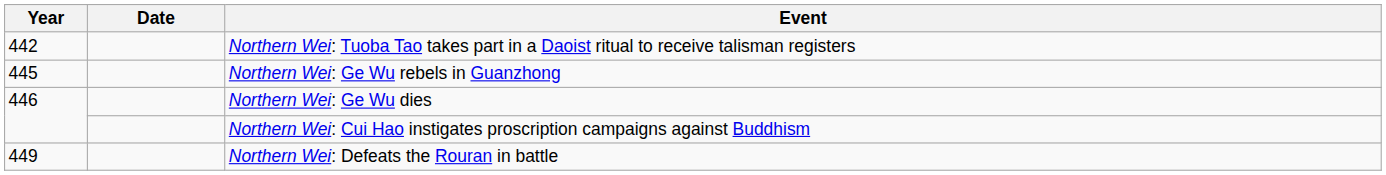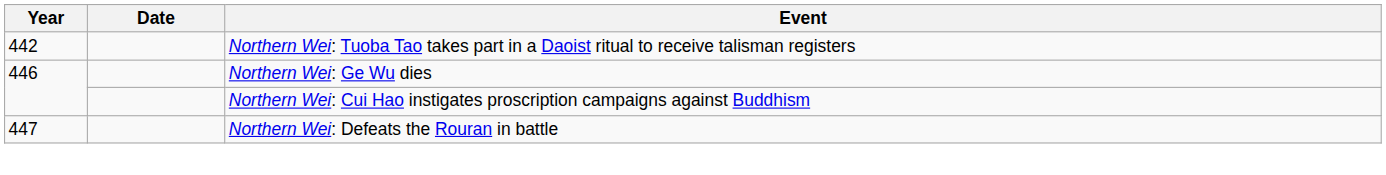- row: (395, 73)
(23, 156) 449 -> (23, 128) 447
